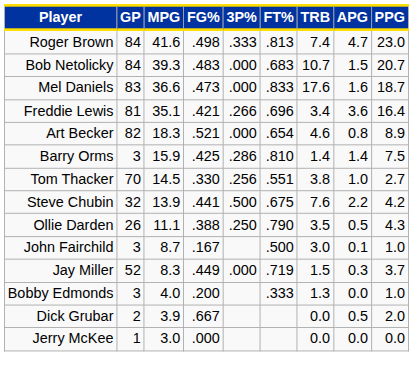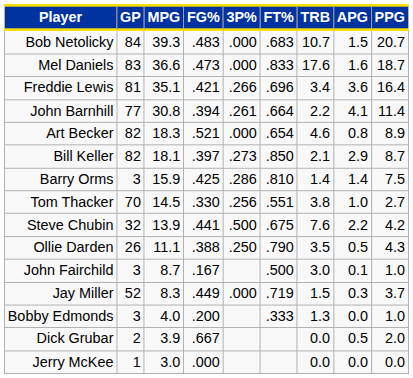- row: (71, 42)
+ row: (72, 110)
+ row: (83, 156)
